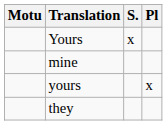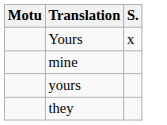- column: (152, 16)
